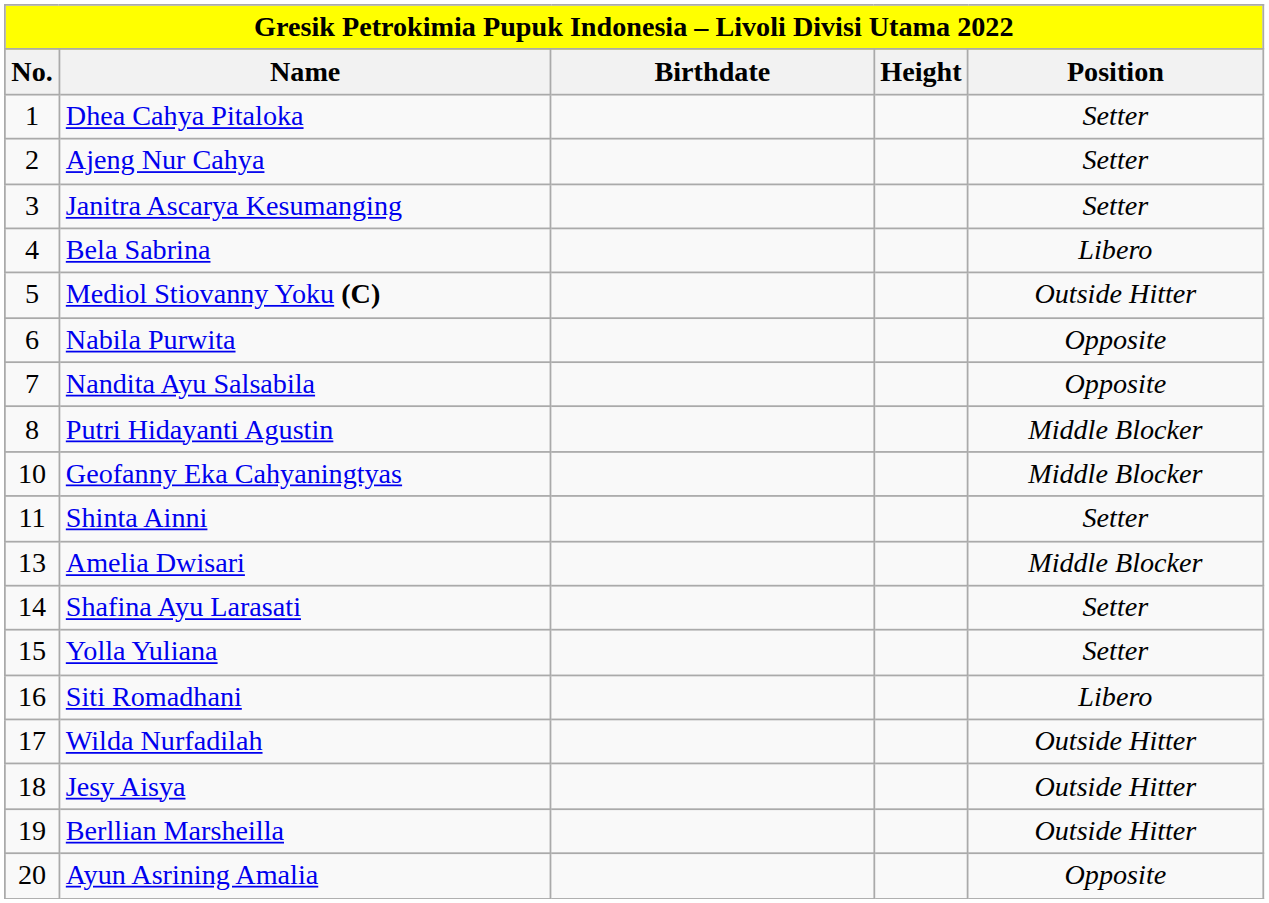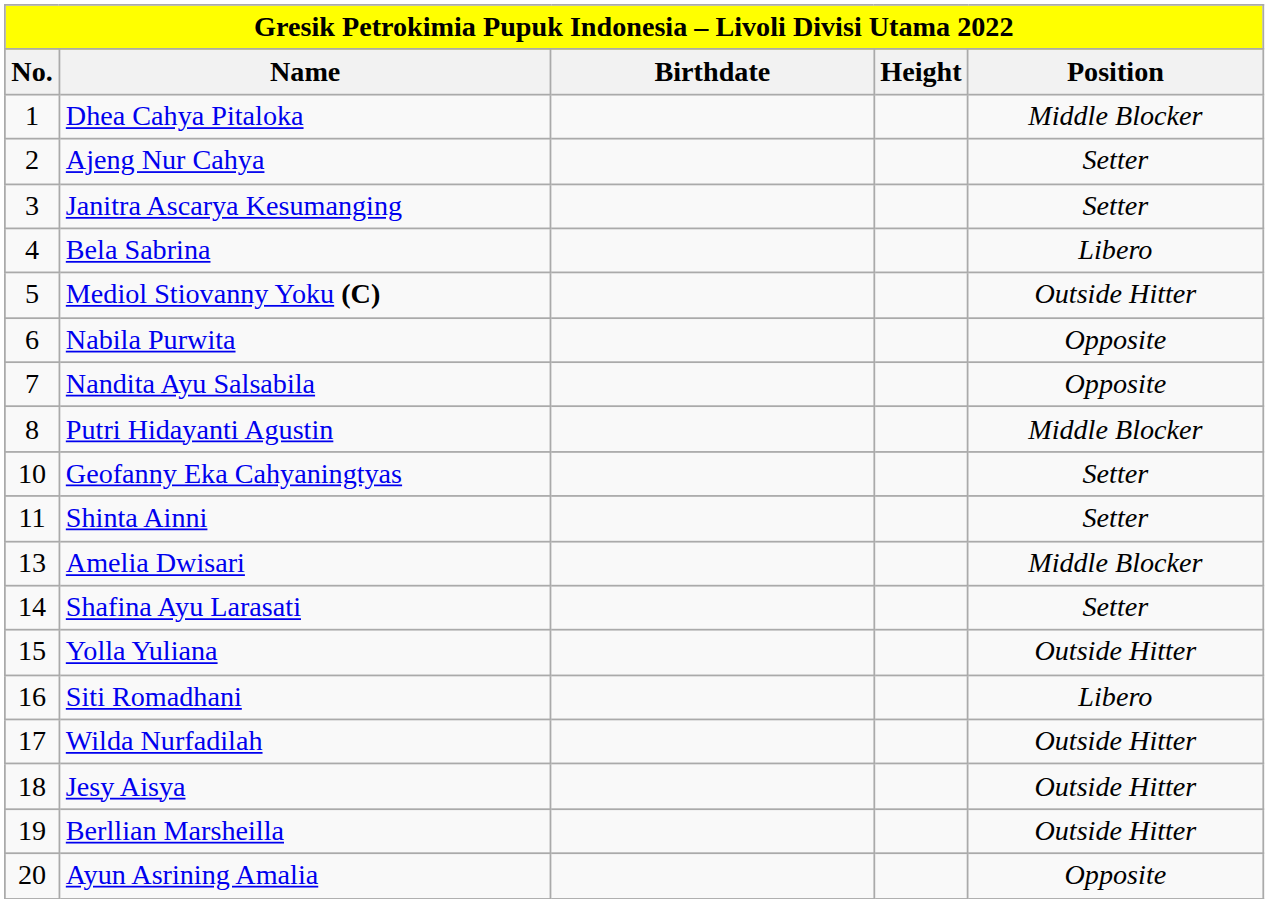(1115, 116) Setter -> (1115, 116) Middle Blocker
(1115, 473) Middle Blocker -> (1115, 473) Setter
(1115, 652) Setter -> (1115, 652) Outside Hitter
